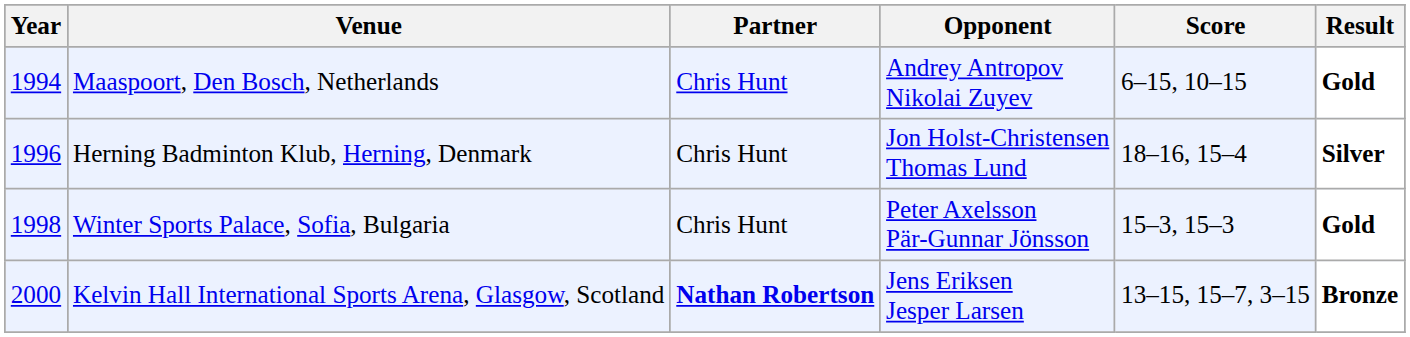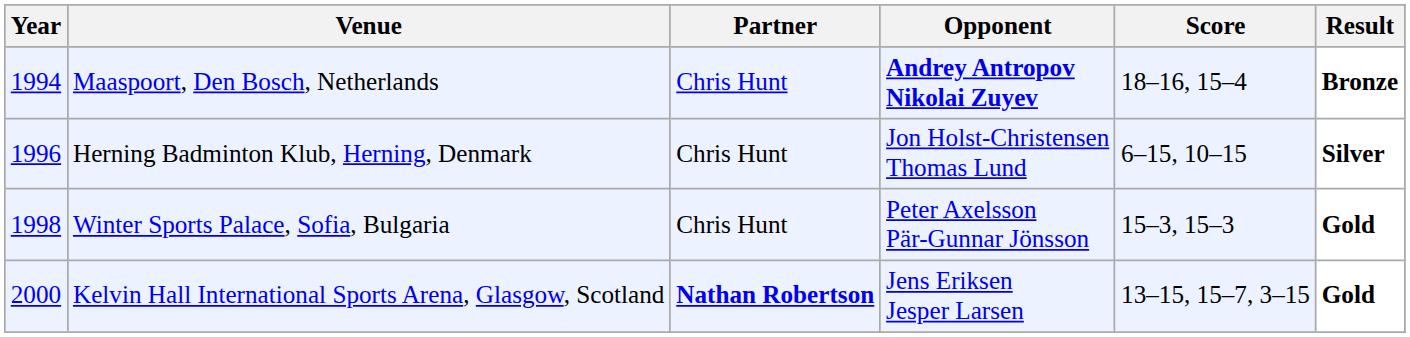(975, 82) normal -> (980, 82) bold
(1184, 82) 6–15, 10–15 -> (1184, 82) 18–16, 15–4
(1348, 82) Gold -> (1360, 82) Bronze
(1184, 153) 18–16, 15–4 -> (1184, 153) 6–15, 10–15
(1360, 296) Bronze -> (1348, 296) Gold
